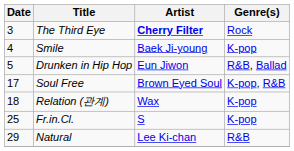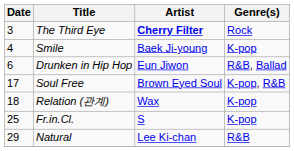(10, 65) 5 -> (10, 65) 6
